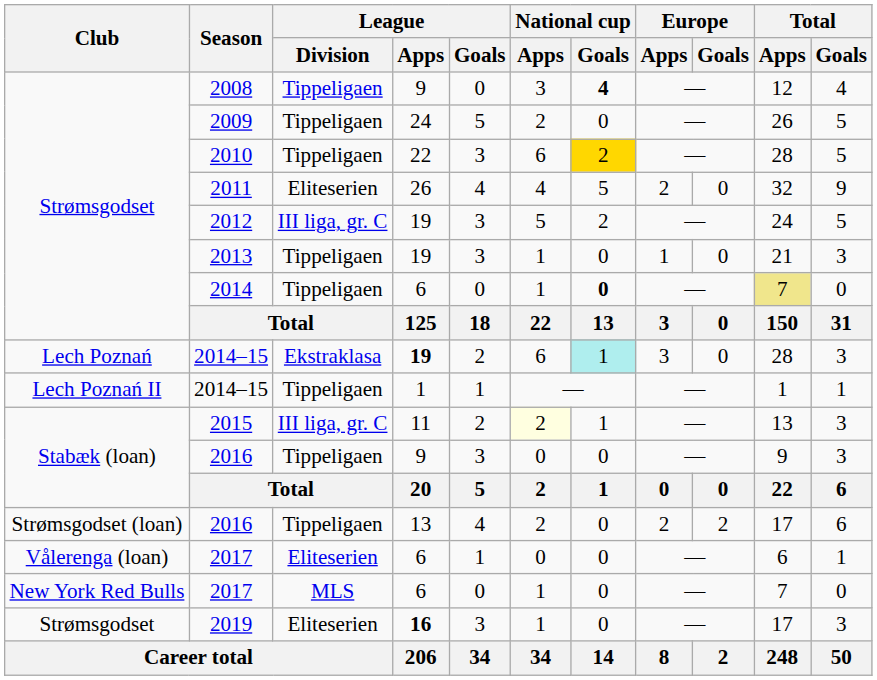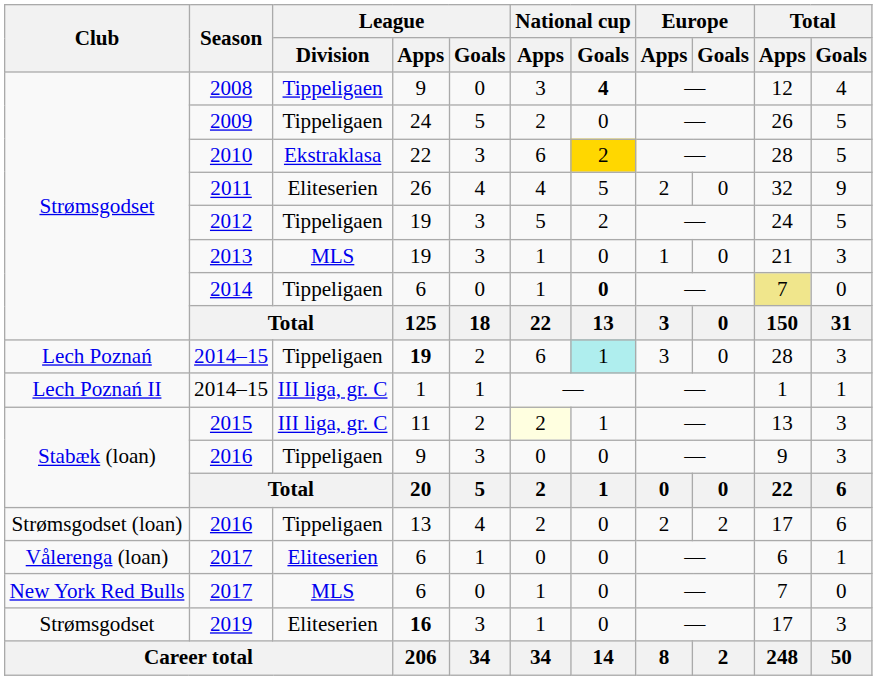(333, 155) Tippeligaen -> (333, 155) Ekstraklasa
(333, 222) III liga, gr. C -> (333, 222) Tippeligaen
(333, 255) Tippeligaen -> (333, 255) MLS
(333, 356) Ekstraklasa -> (333, 356) Tippeligaen
(333, 389) Tippeligaen -> (333, 389) III liga, gr. C
